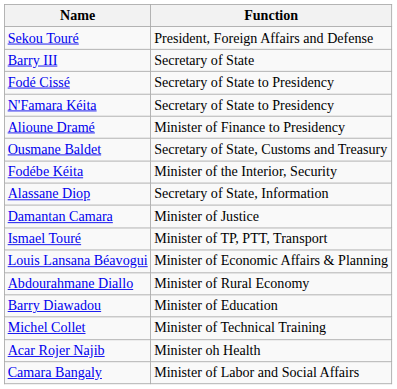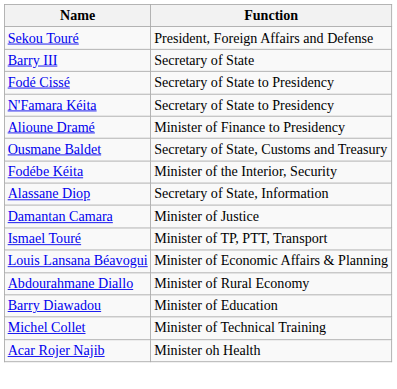- row: (55, 372)
